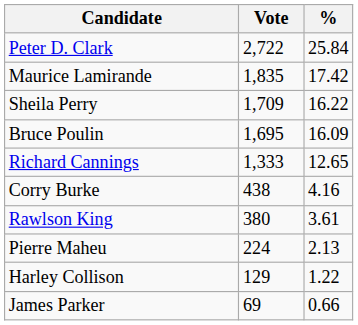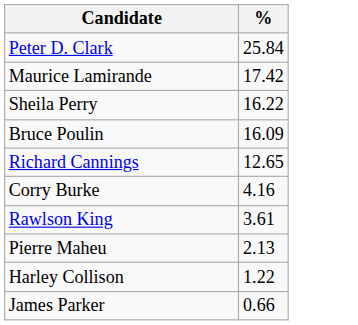- column: (271, 18)
